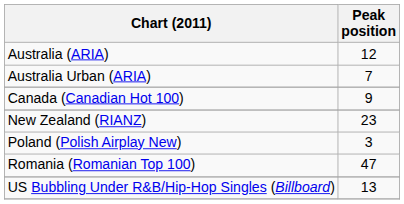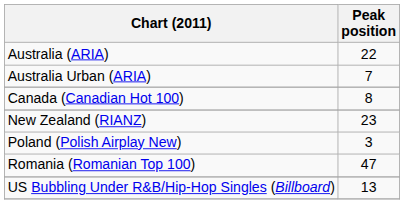(369, 53) 12 -> (369, 53) 22
(369, 98) 9 -> (369, 98) 8
